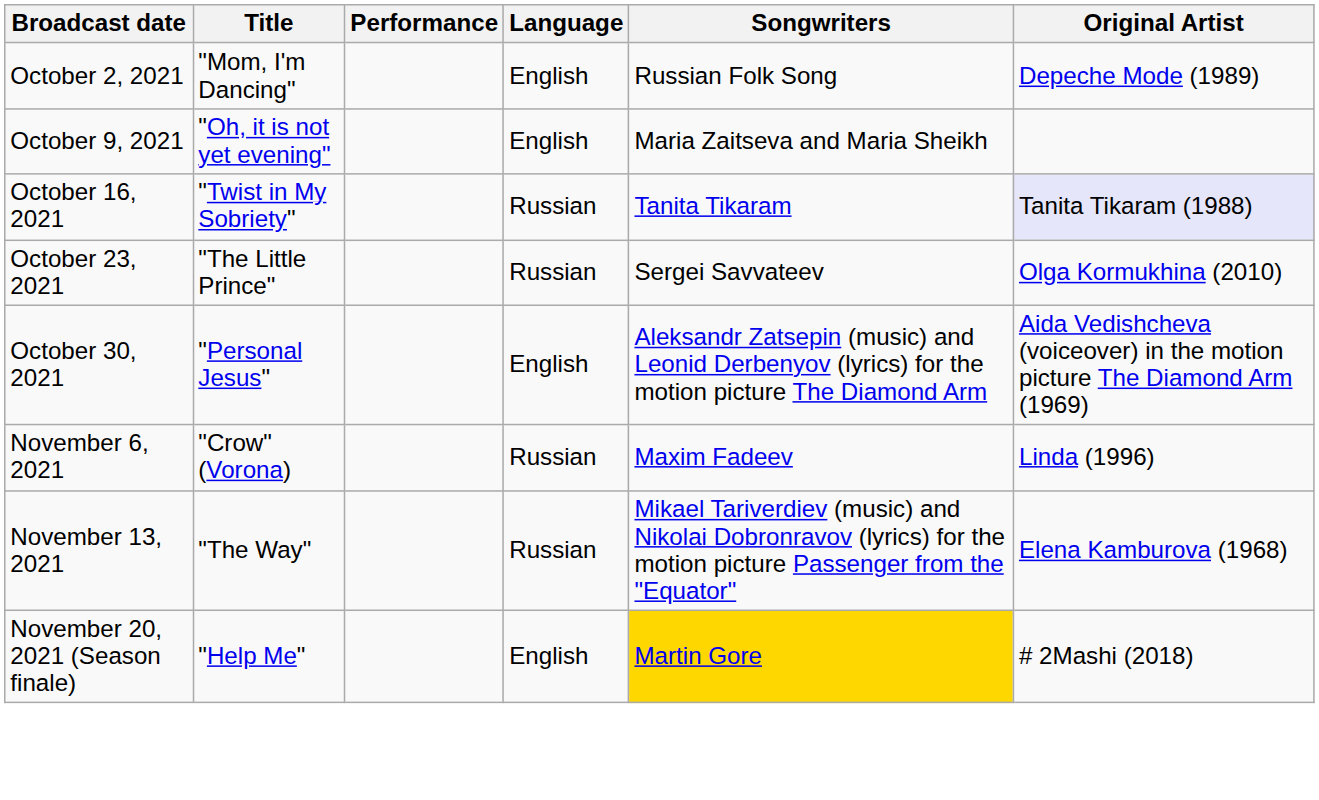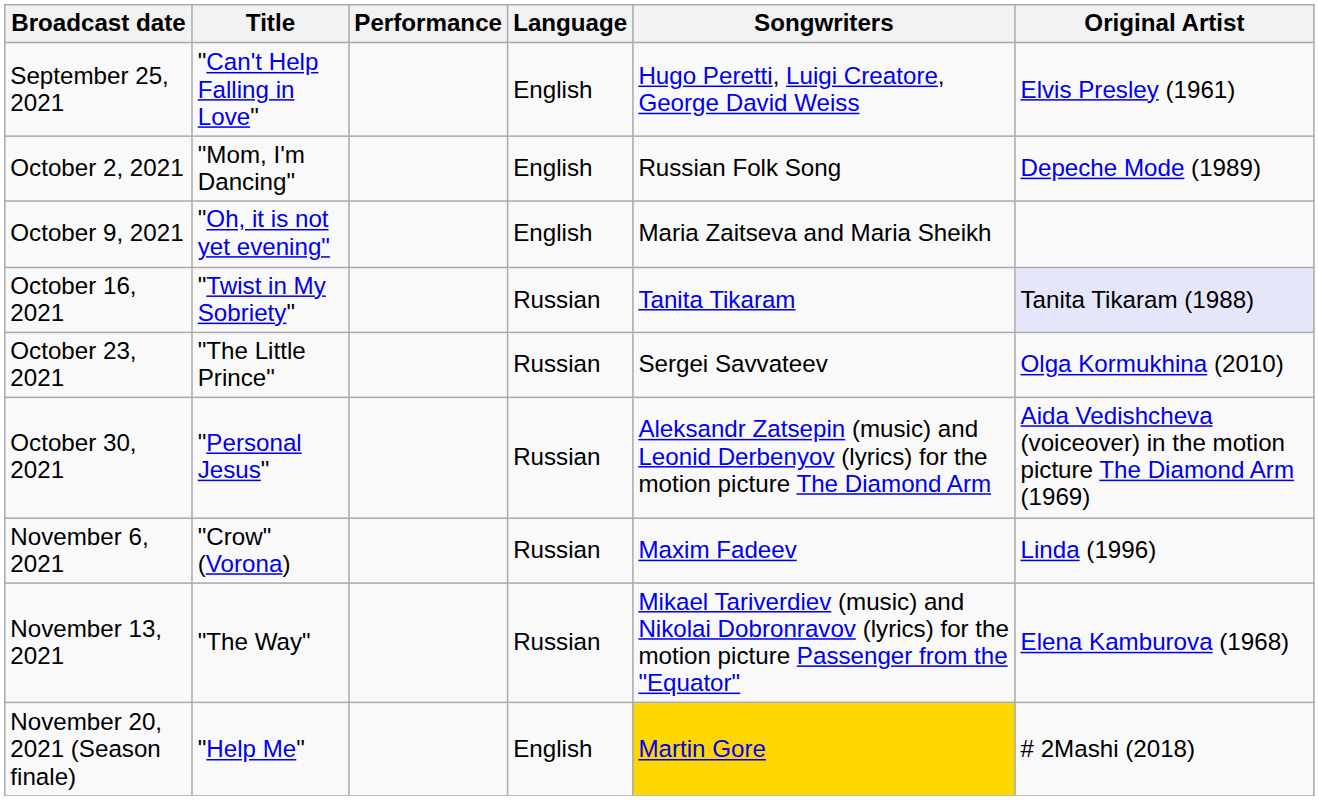+ row: (90, 89)
(549, 364) English -> (557, 457) Russian
